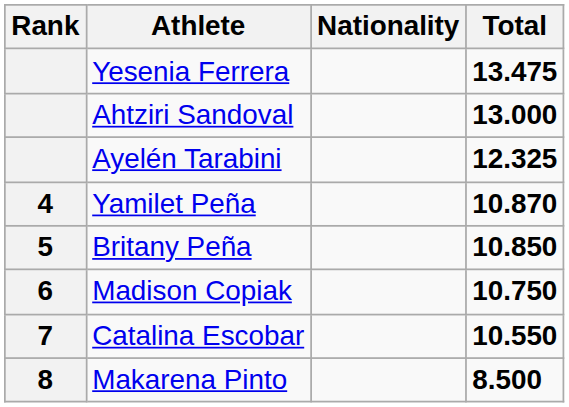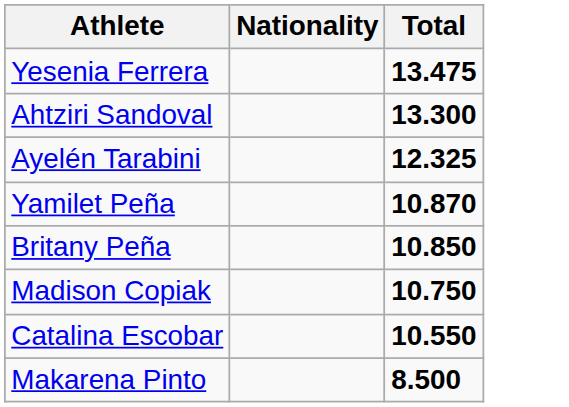- column: (45, 26)
(515, 114) 13.000 -> (434, 114) 13.300
